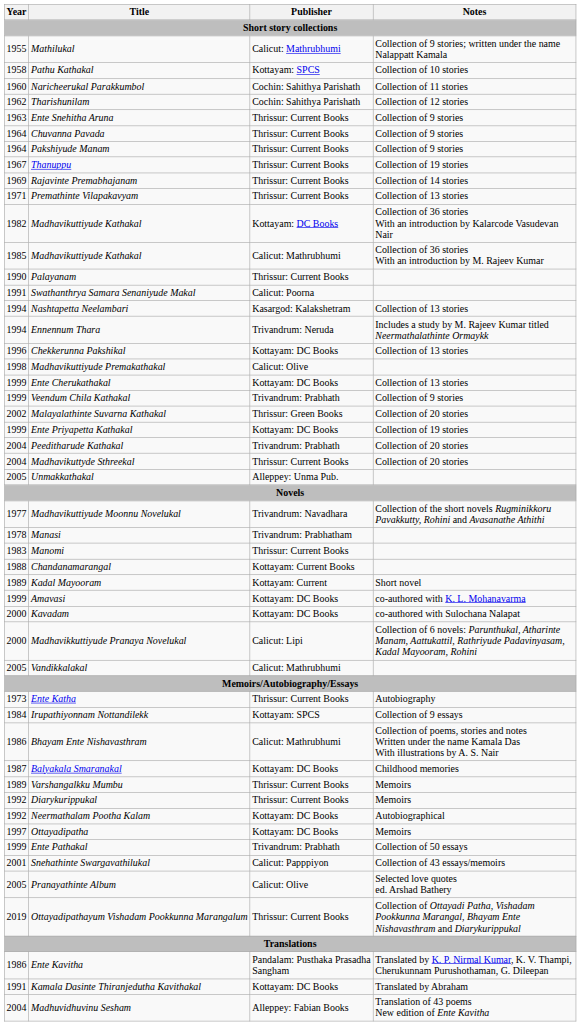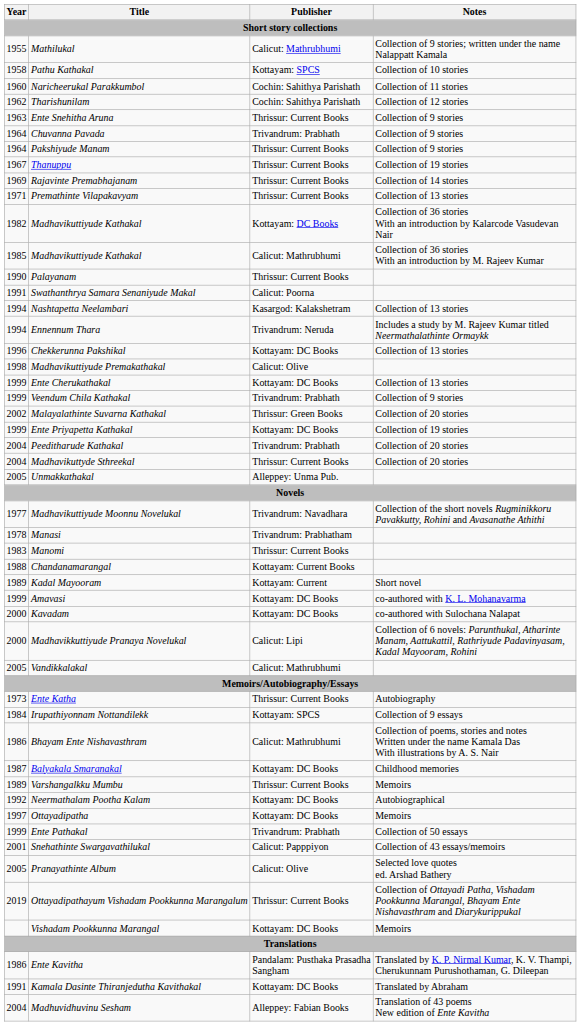(300, 133) Thrissur: Current Books -> (296, 133) Trivandrum: Prabhath
- row: (17, 800)
+ row: (17, 928)
